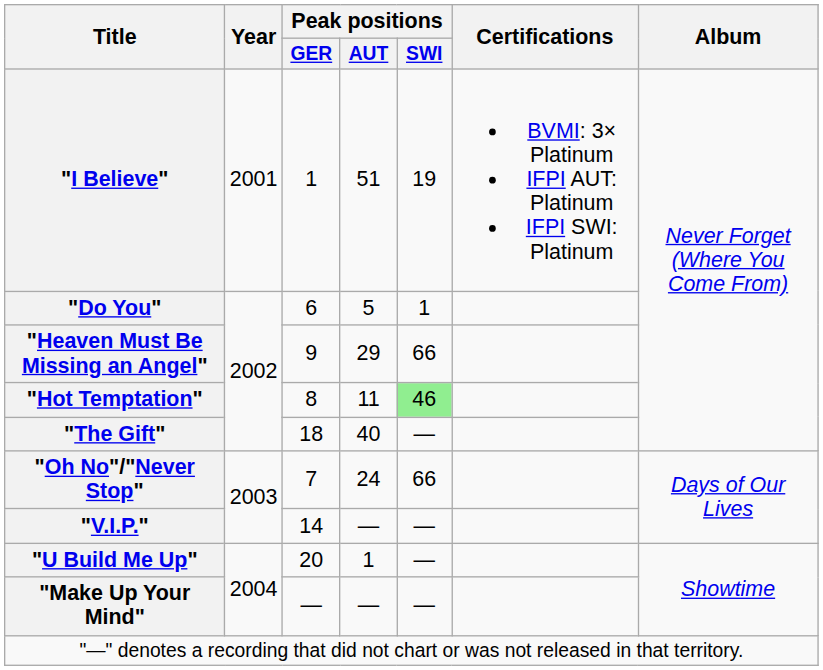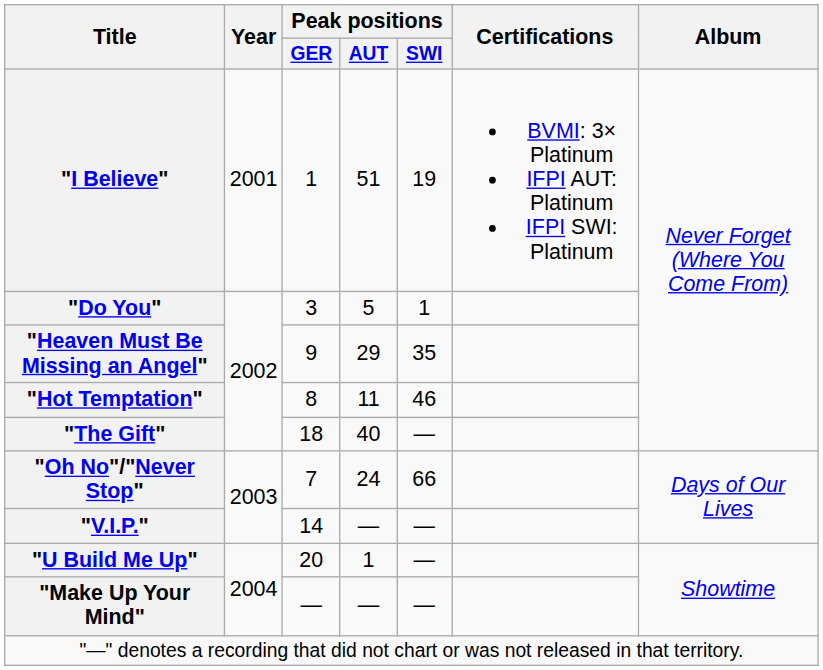(311, 307) 6 -> (311, 307) 3
(424, 353) 66 -> (424, 353) 35
(424, 399) lightgreen background -> (424, 399) no background
